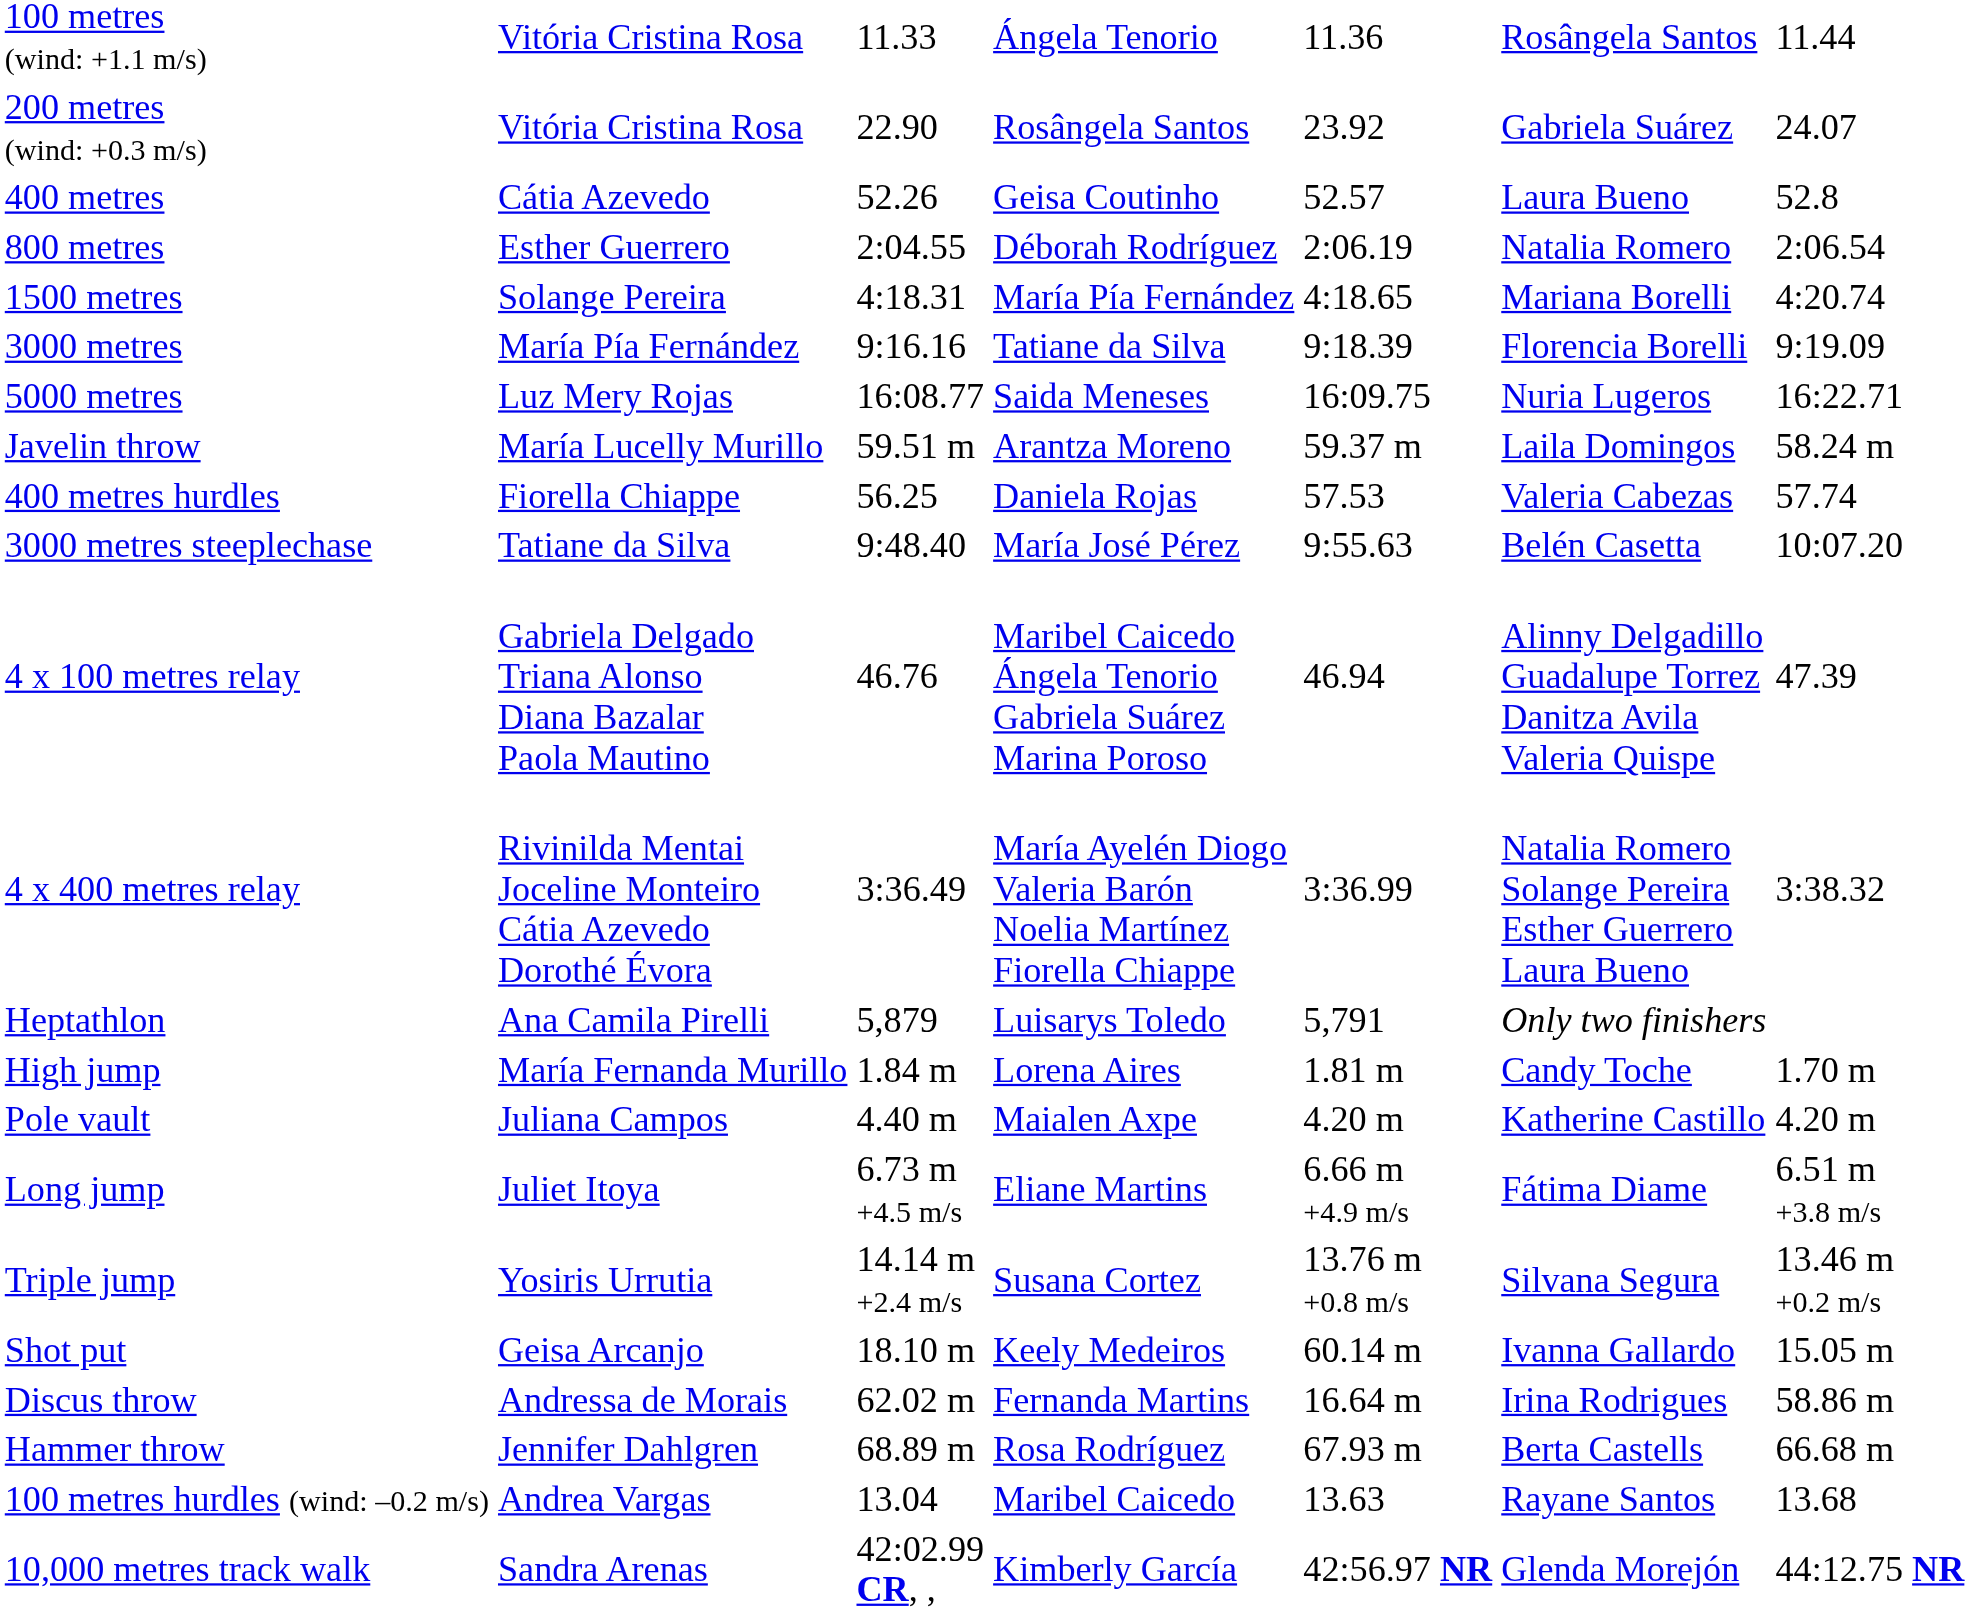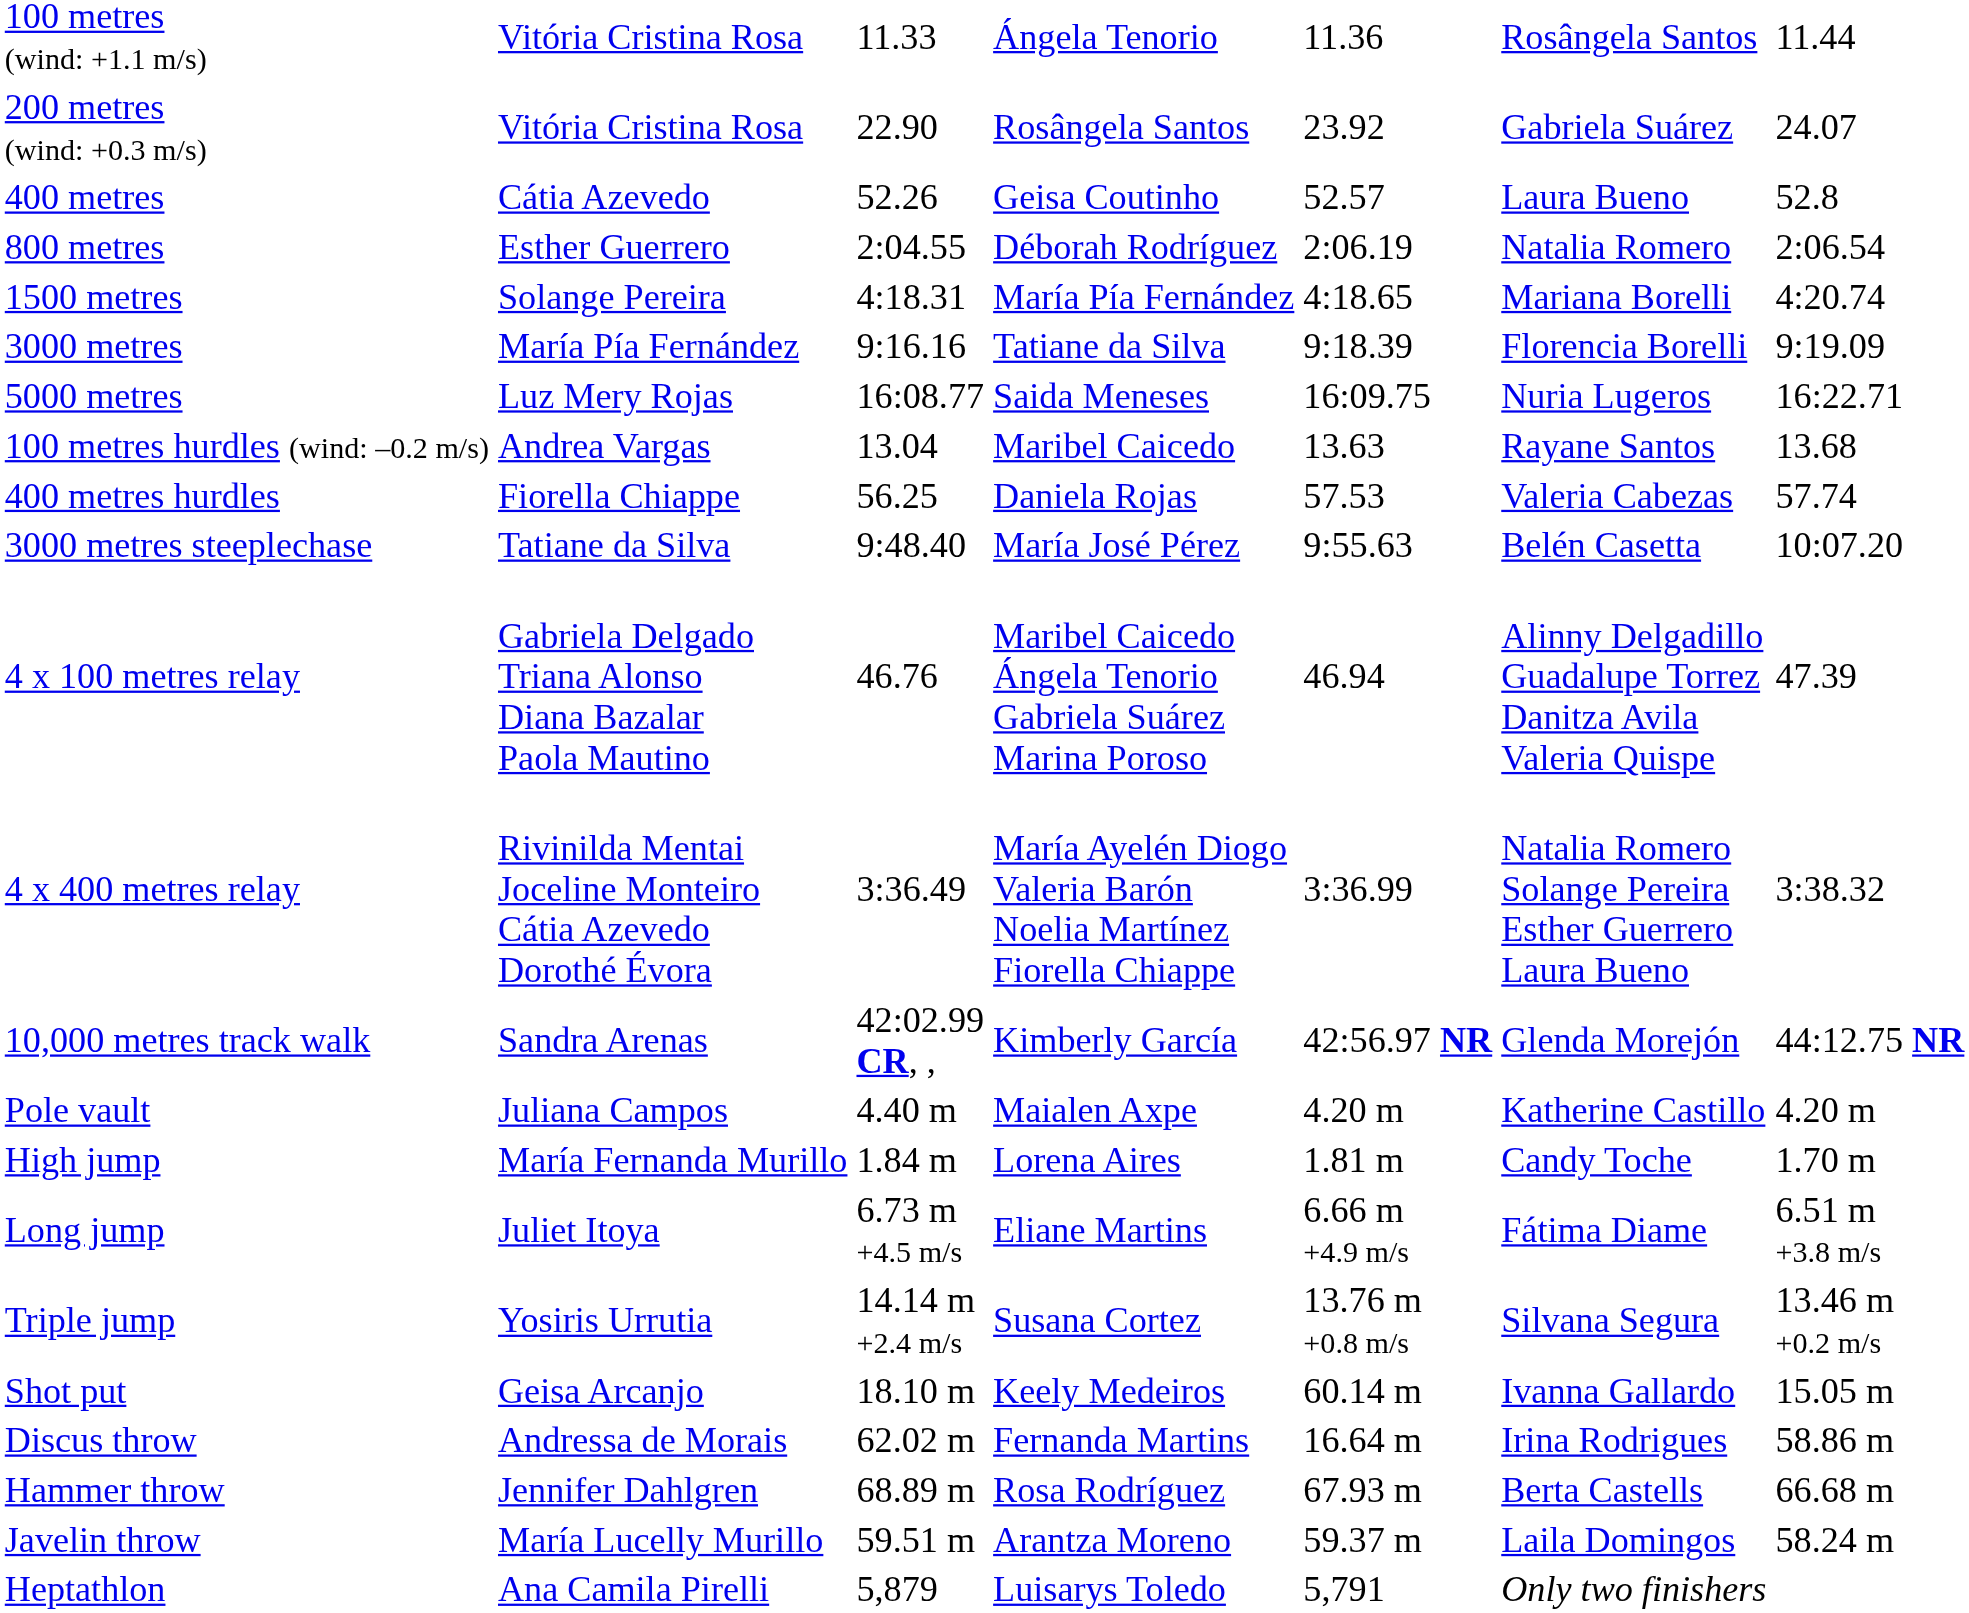rows swapped: (247, 1499) <-> (103, 445)
rows swapped: (188, 1569) <-> (85, 1019)
rows swapped: (83, 1069) <-> (78, 1119)
